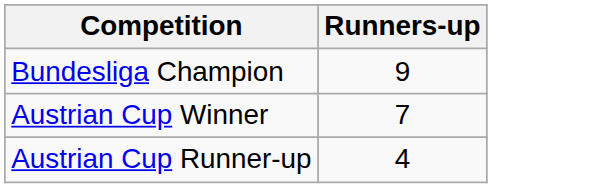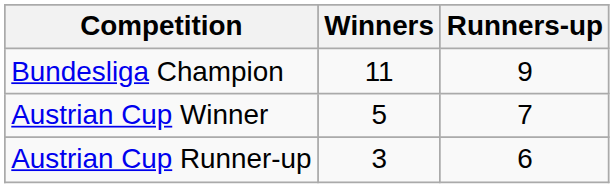+ column: (379, 26)
(402, 159) 4 -> (525, 159) 6
